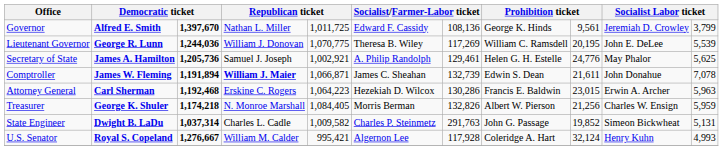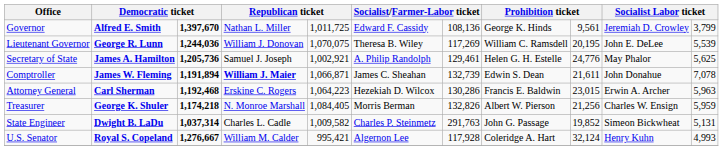(329, 43) 1,070,775 -> (329, 43) 1,070,075
